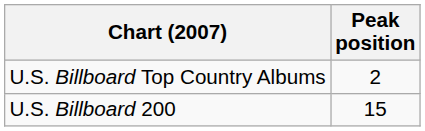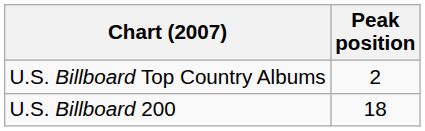(375, 109) 15 -> (375, 109) 18
